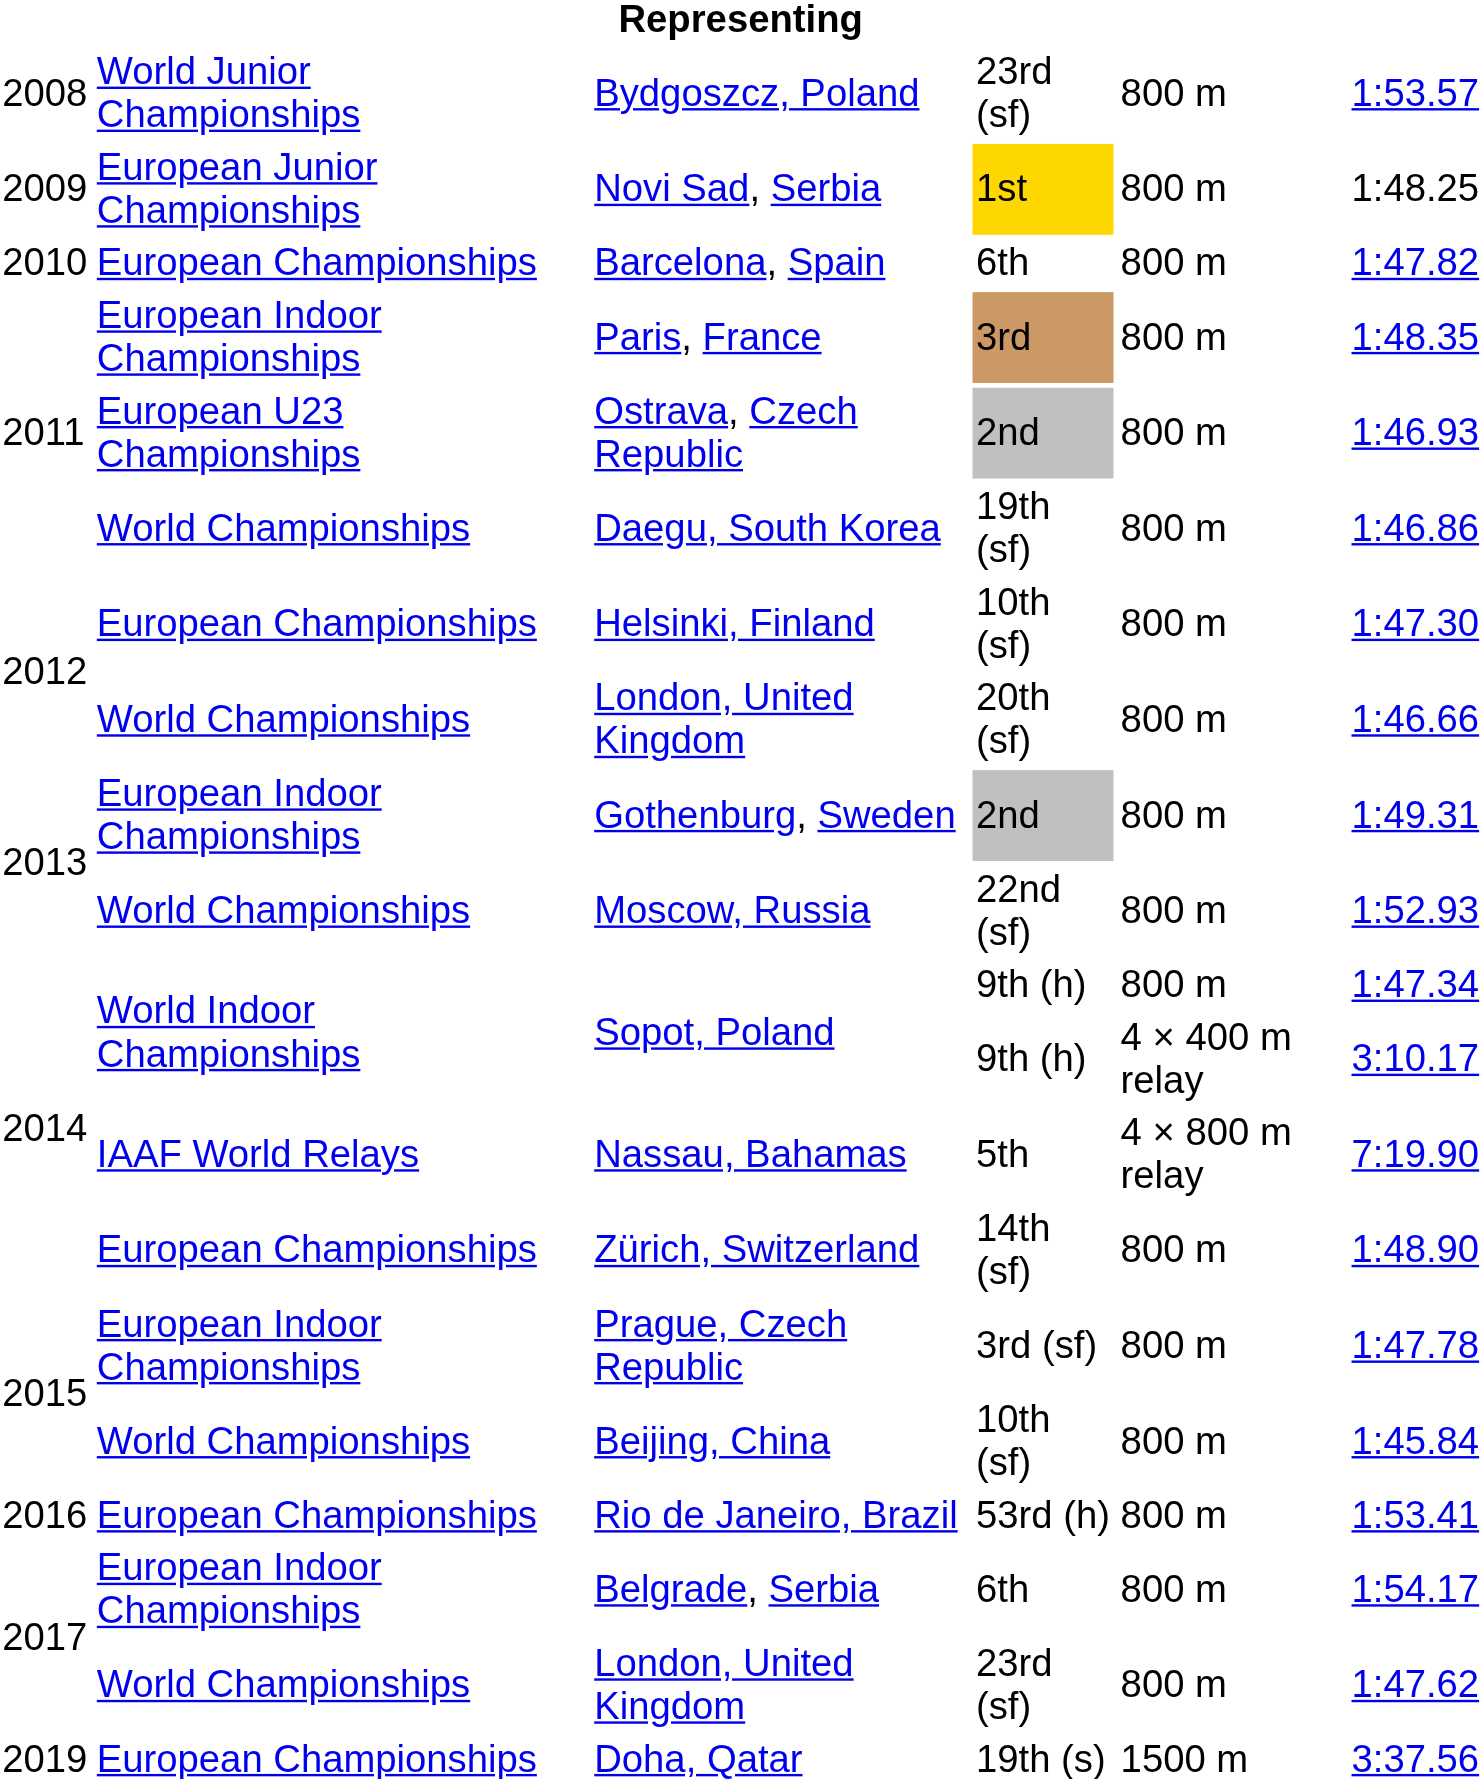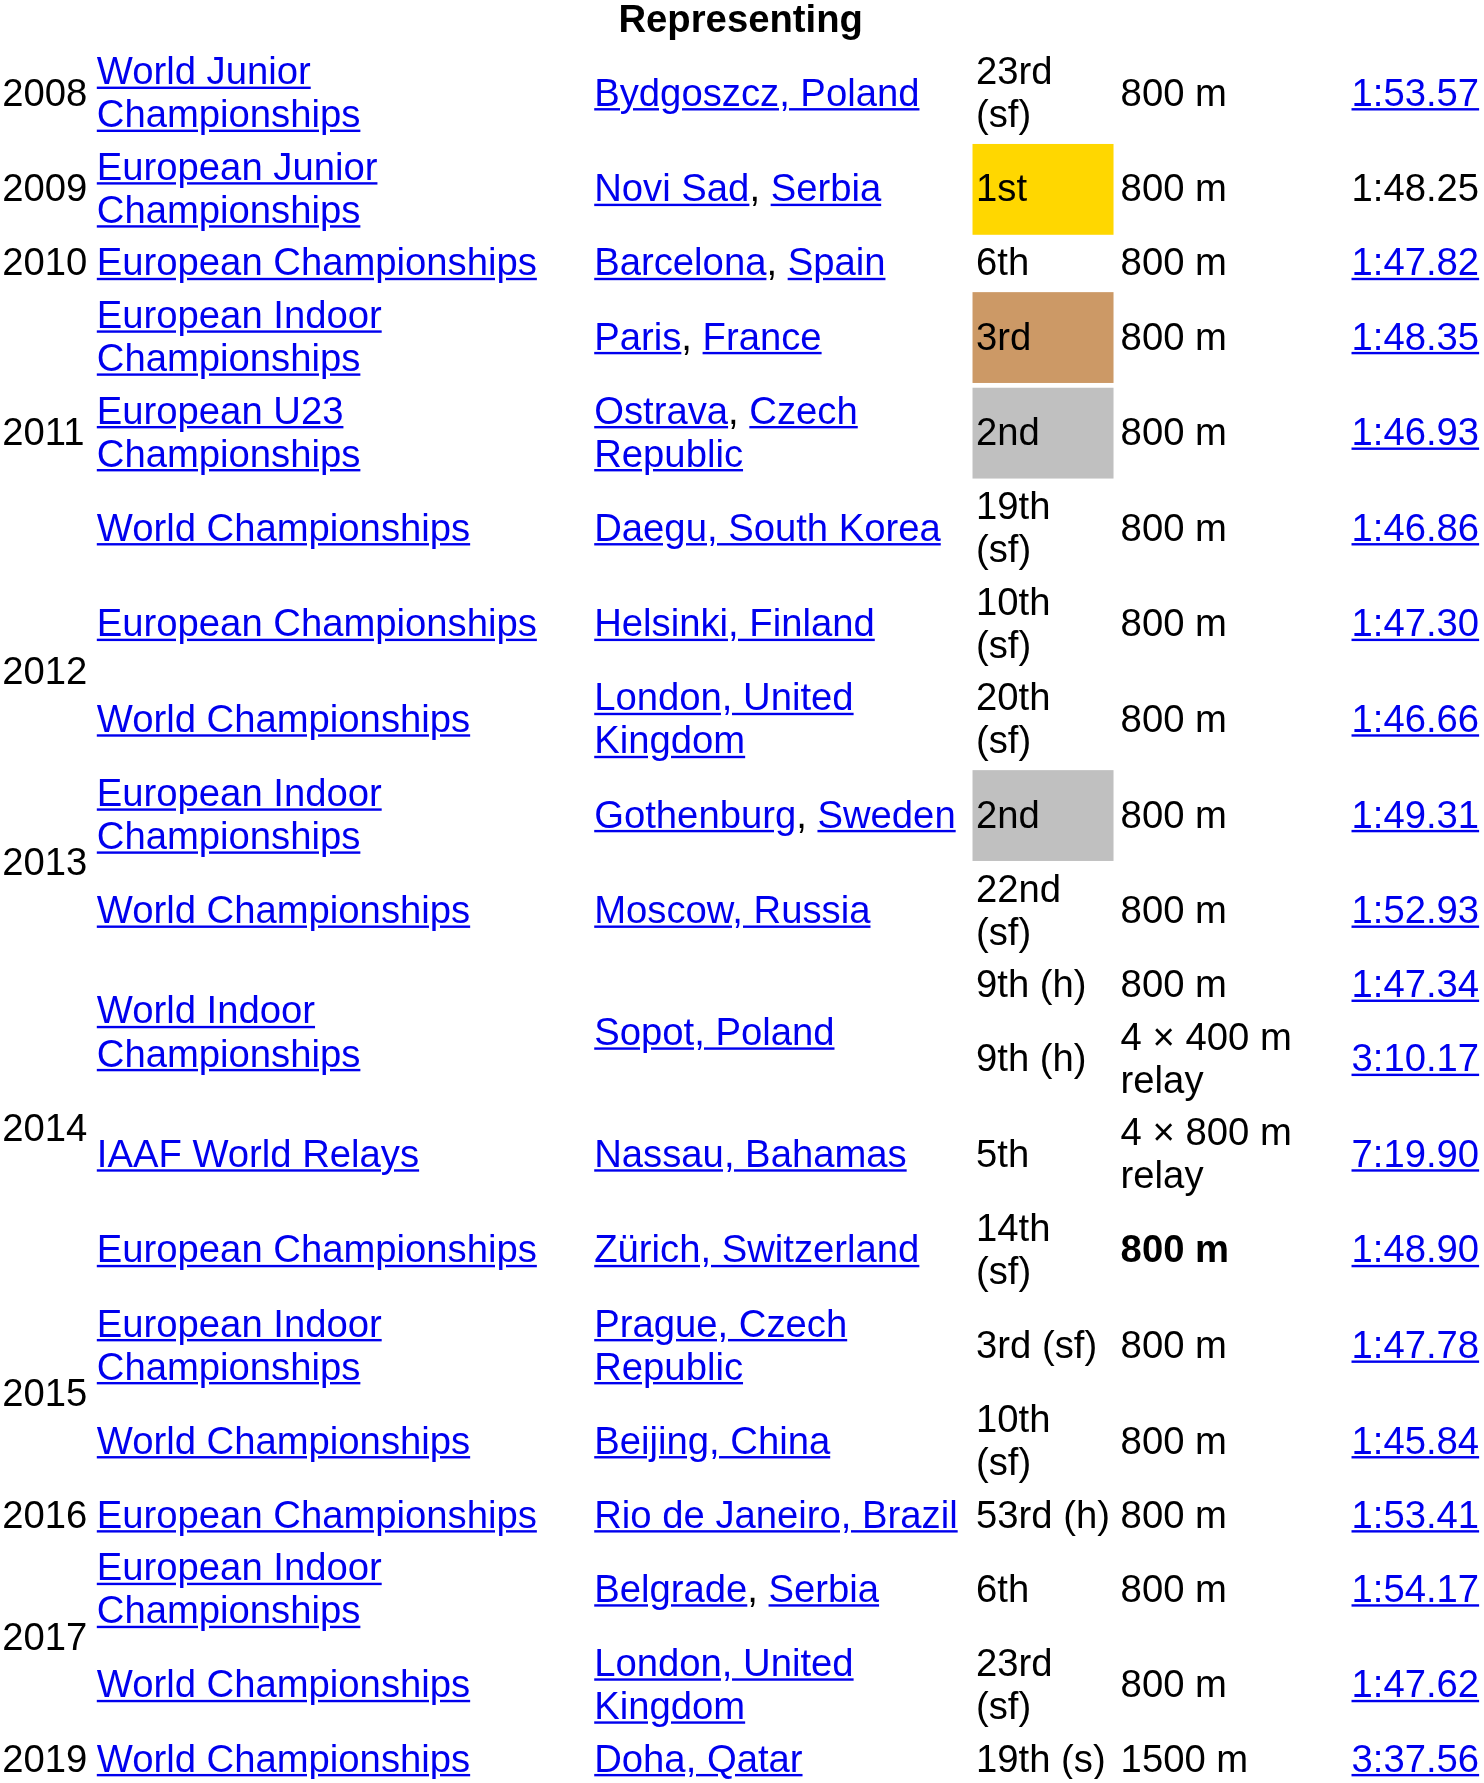(1174, 1249) normal -> (1175, 1249) bold
(317, 1758) European Championships -> (283, 1758) World Championships
